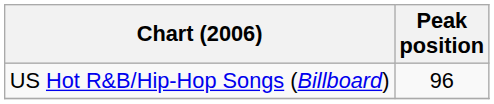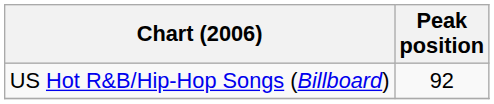(442, 80) 96 -> (442, 80) 92
